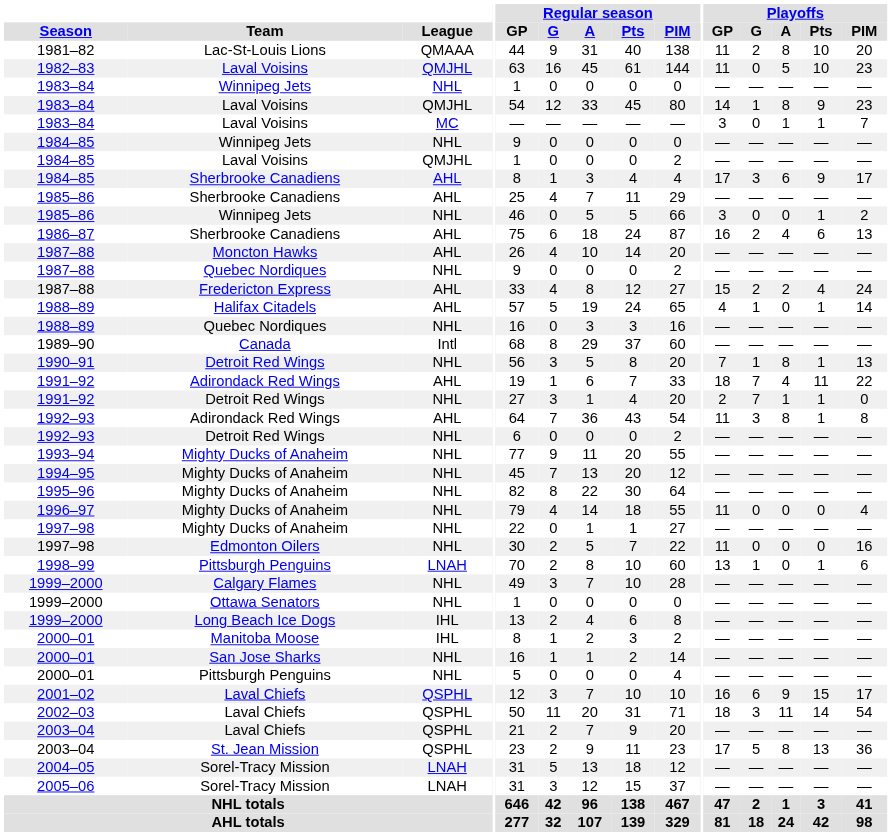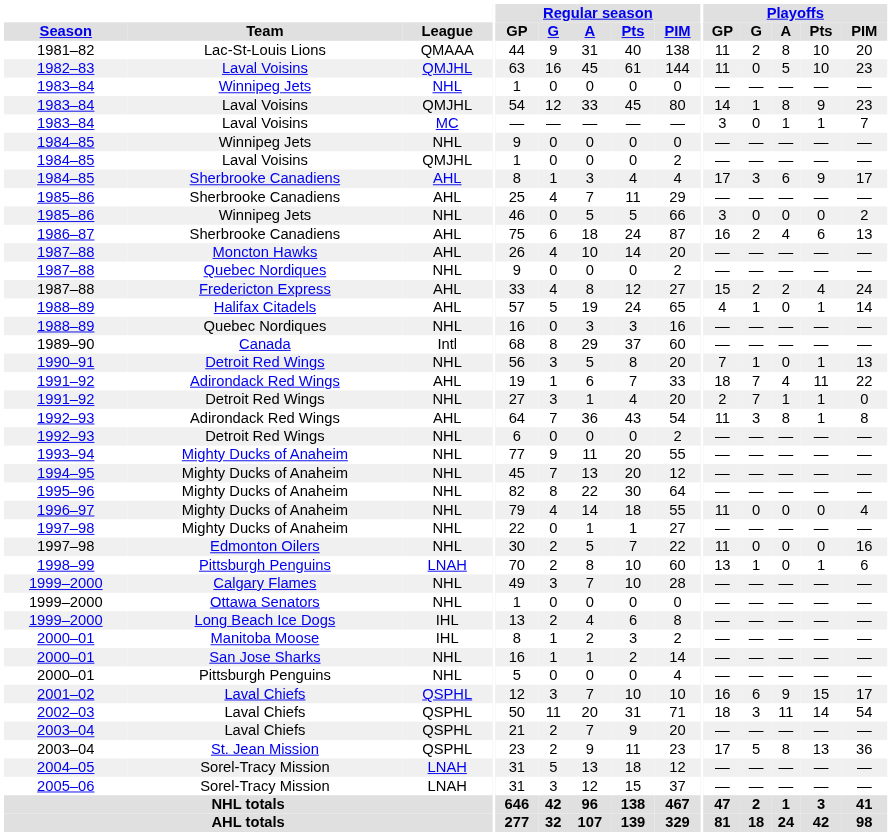(821, 215) 1 -> (821, 215) 0
(786, 362) 8 -> (786, 362) 0
